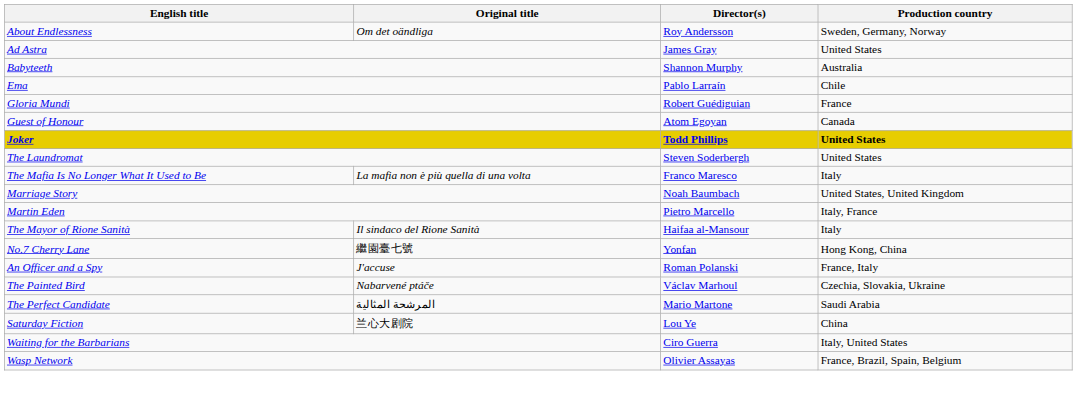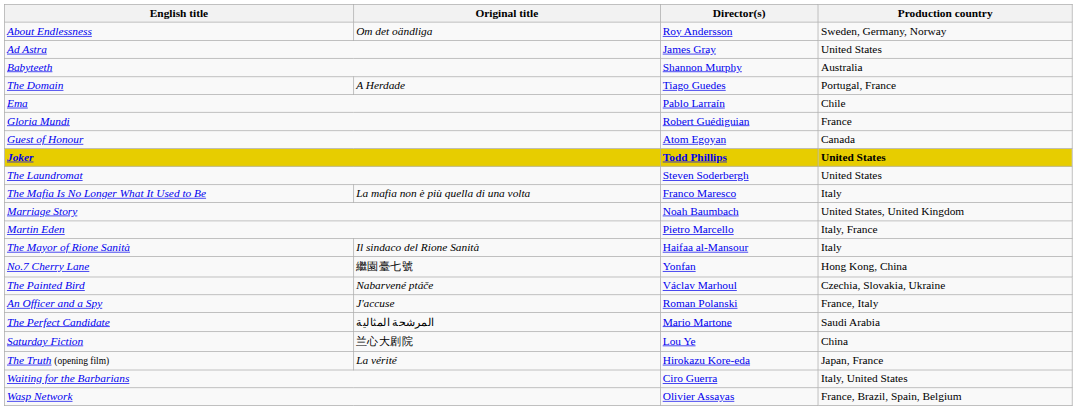+ row: (35, 85)
rows swapped: (55, 267) <-> (46, 285)
+ row: (58, 360)
